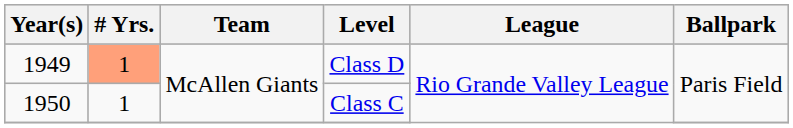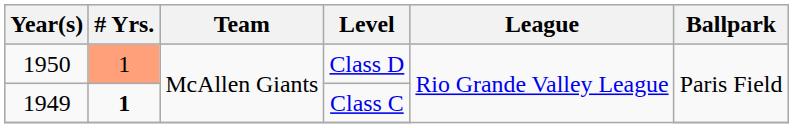(47, 63) 1949 -> (47, 63) 1950
(47, 103) 1950 -> (47, 103) 1949
(124, 103) normal -> (124, 103) bold
